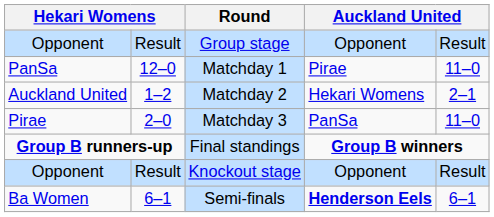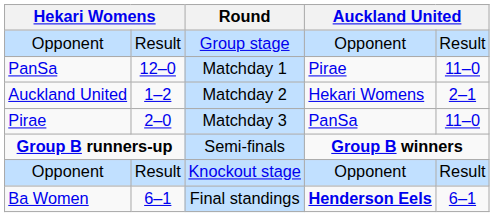(245, 146) Final standings -> (245, 146) Semi-finals
(245, 198) Semi-finals -> (245, 198) Final standings
